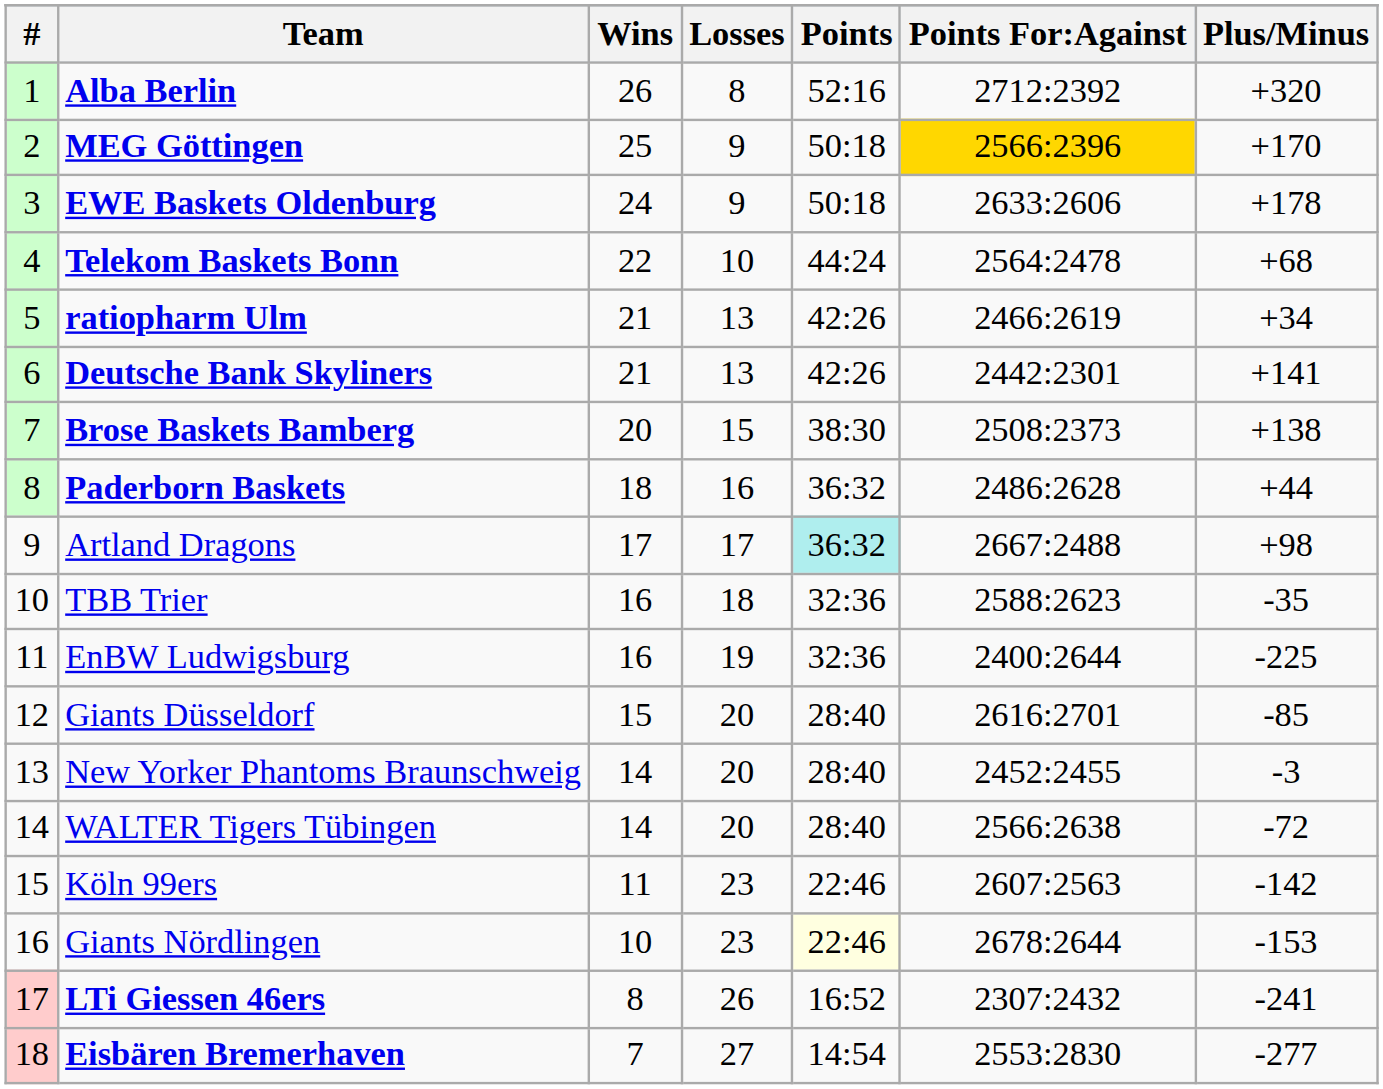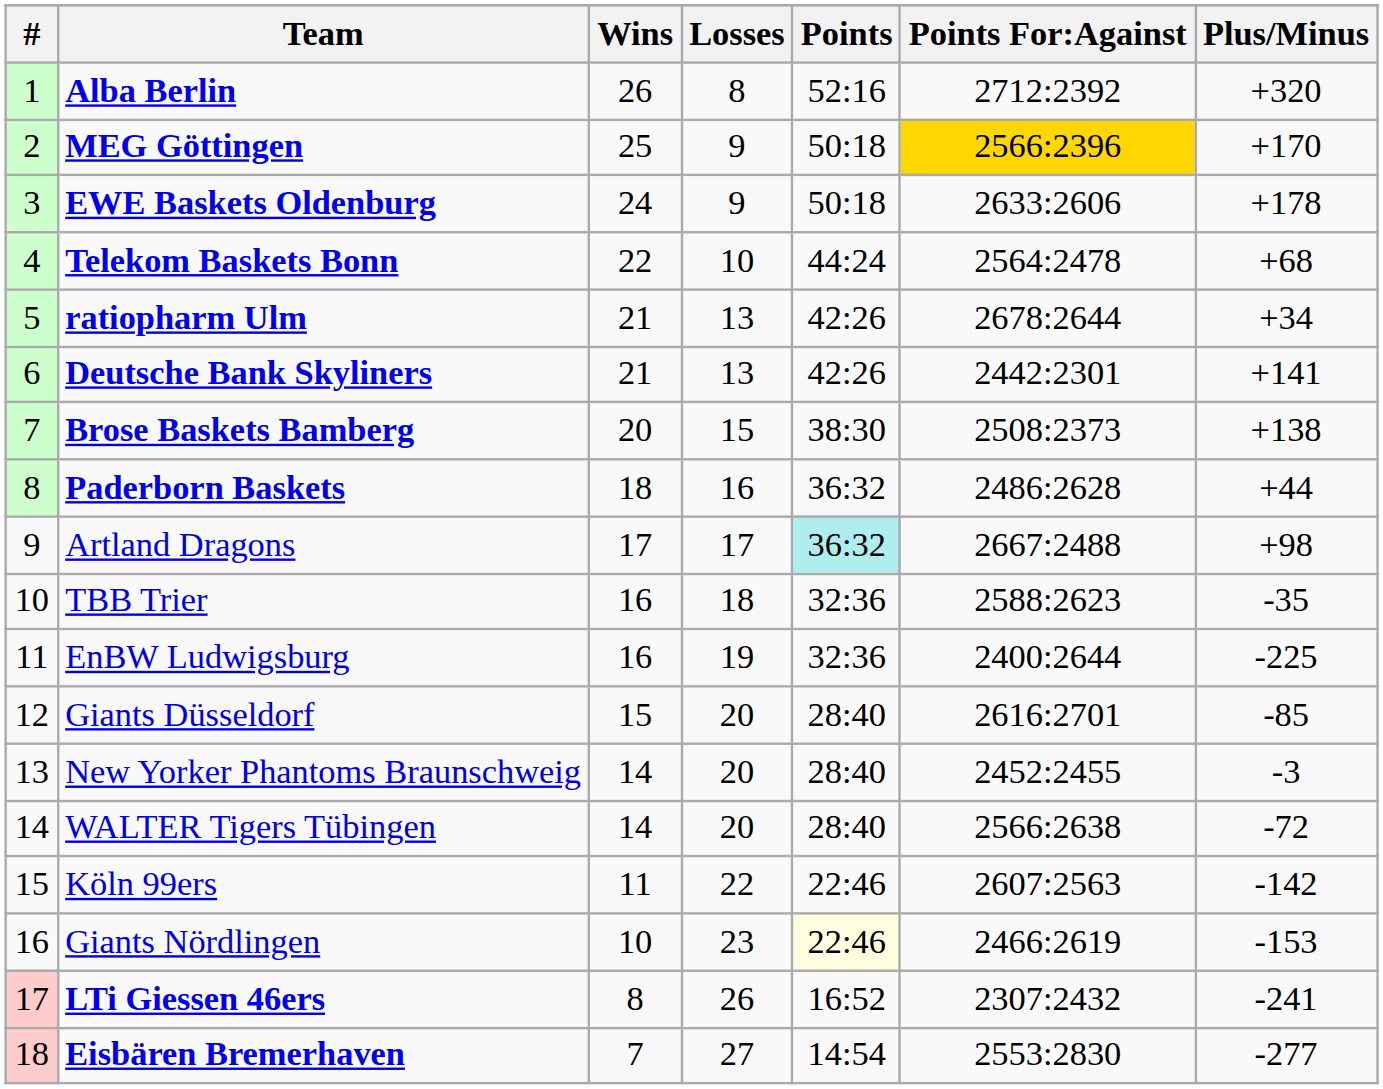(1048, 317) 2466:2619 -> (1048, 317) 2678:2644
(737, 884) 23 -> (737, 884) 22
(1048, 941) 2678:2644 -> (1048, 941) 2466:2619
